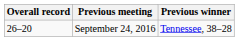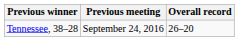columns swapped: (38, 12) <-> (196, 12)
